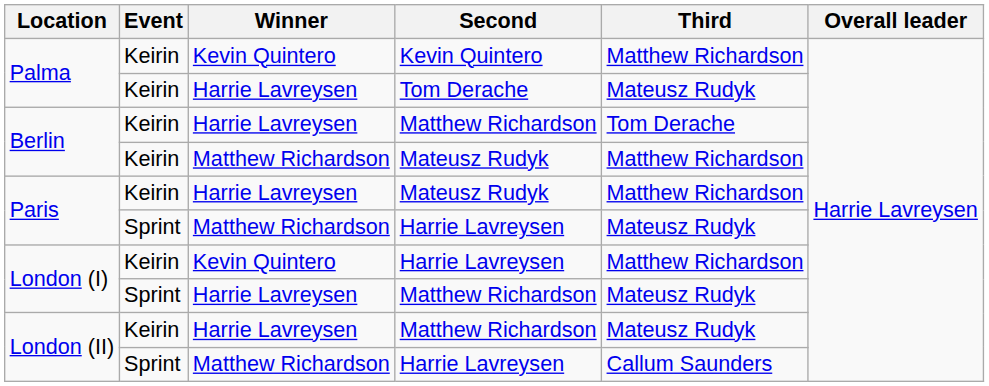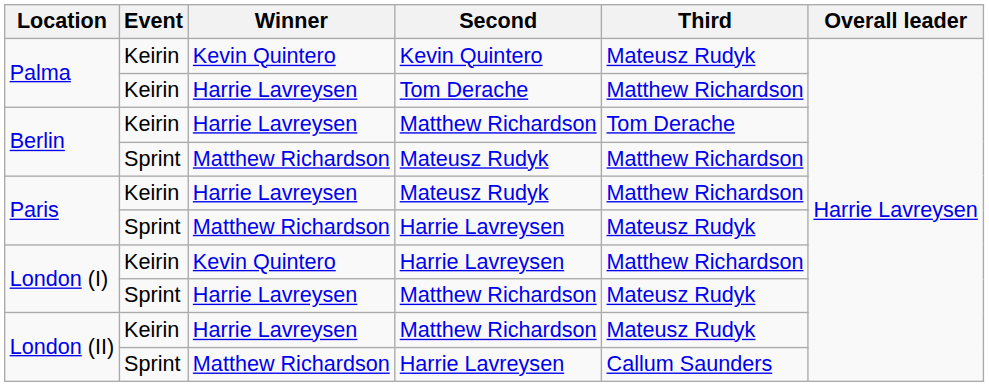(705, 55) Matthew Richardson -> (681, 55) Mateusz Rudyk
(681, 90) Mateusz Rudyk -> (705, 90) Matthew Richardson
(152, 158) Keirin -> (152, 158) Sprint
